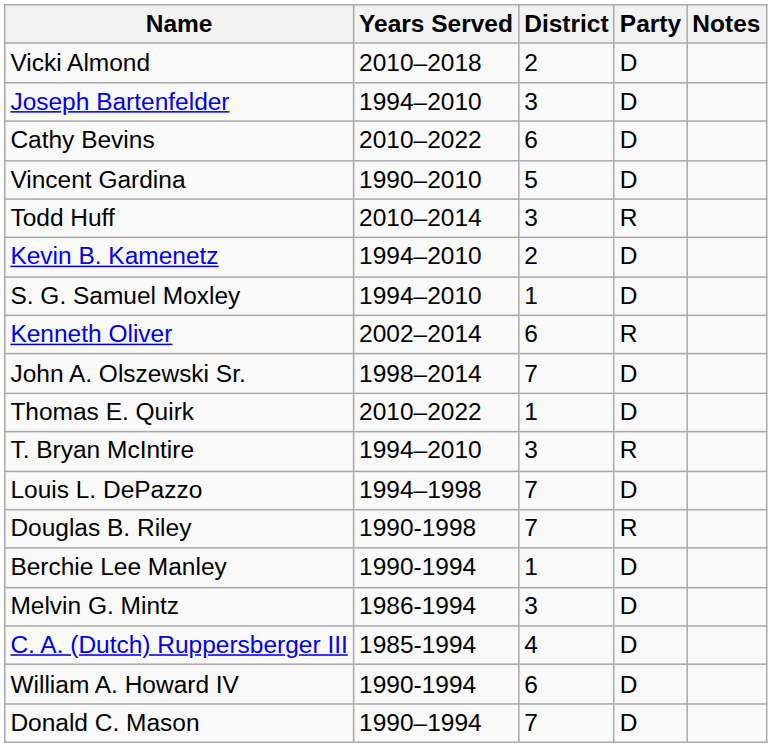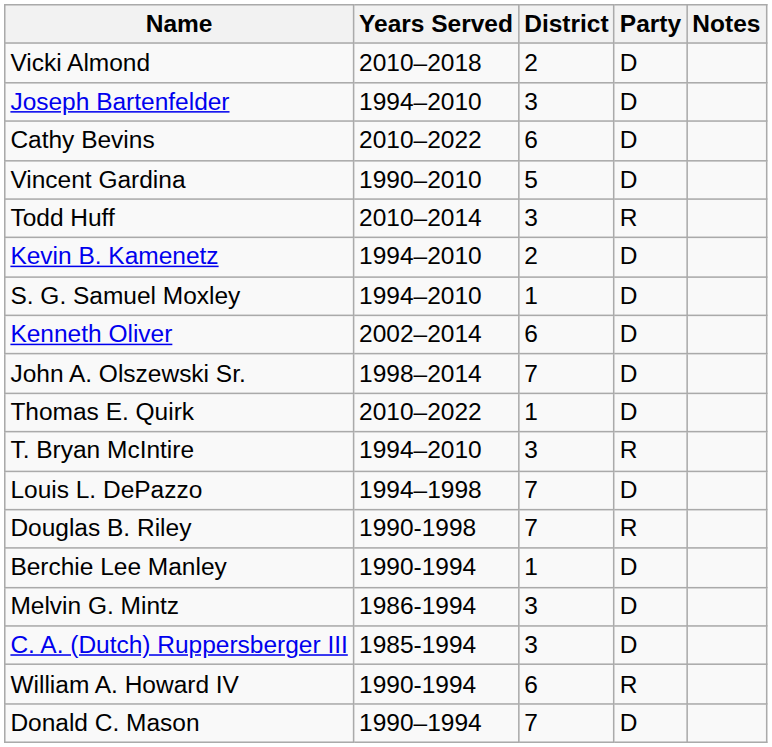(629, 334) R -> (629, 334) D
(531, 645) 4 -> (531, 645) 3
(629, 683) D -> (629, 683) R
